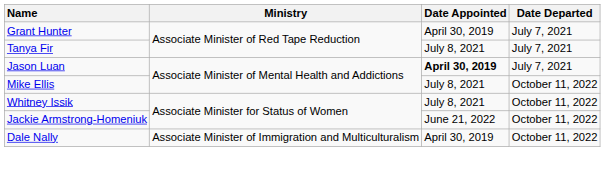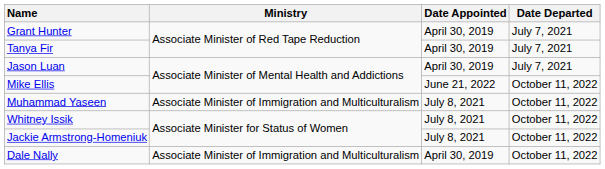(455, 48) July 8, 2021 -> (459, 48) April 30, 2019
(460, 66) bold -> (459, 66) normal
(455, 84) July 8, 2021 -> (460, 84) June 21, 2022
+ row: (57, 102)
(460, 119) June 21, 2022 -> (455, 137) July 8, 2021
